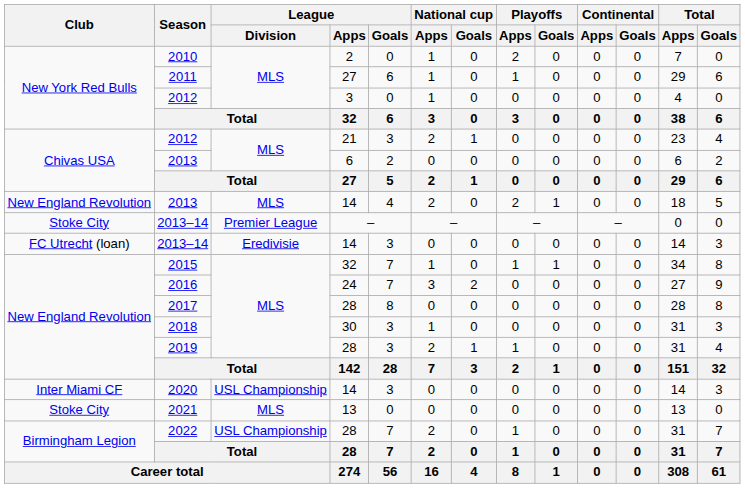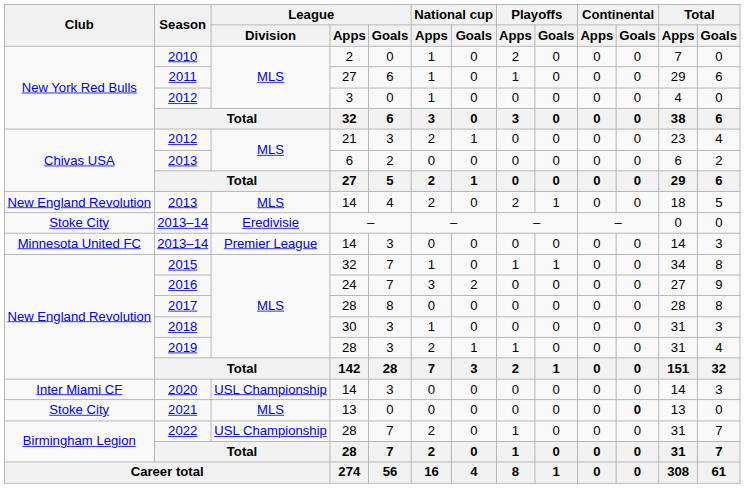(271, 222) Premier League -> (271, 222) Eredivisie
(79, 243) FC Utrecht (loan) -> (79, 243) Minnesota United FC
(271, 243) Eredivisie -> (271, 243) Premier League
(637, 410) normal -> (637, 410) bold
